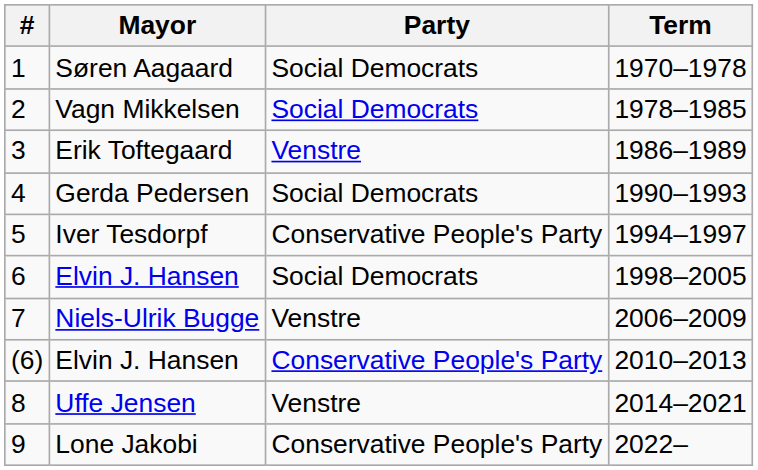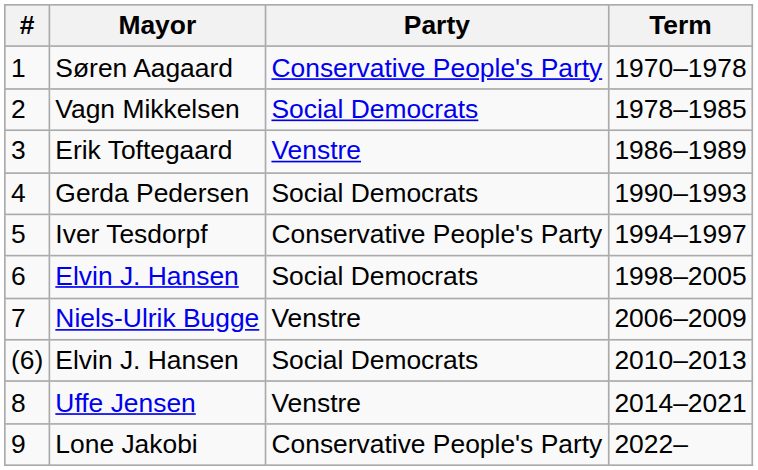(375, 67) Social Democrats -> (437, 67) Conservative People's Party
(437, 360) Conservative People's Party -> (375, 360) Social Democrats
